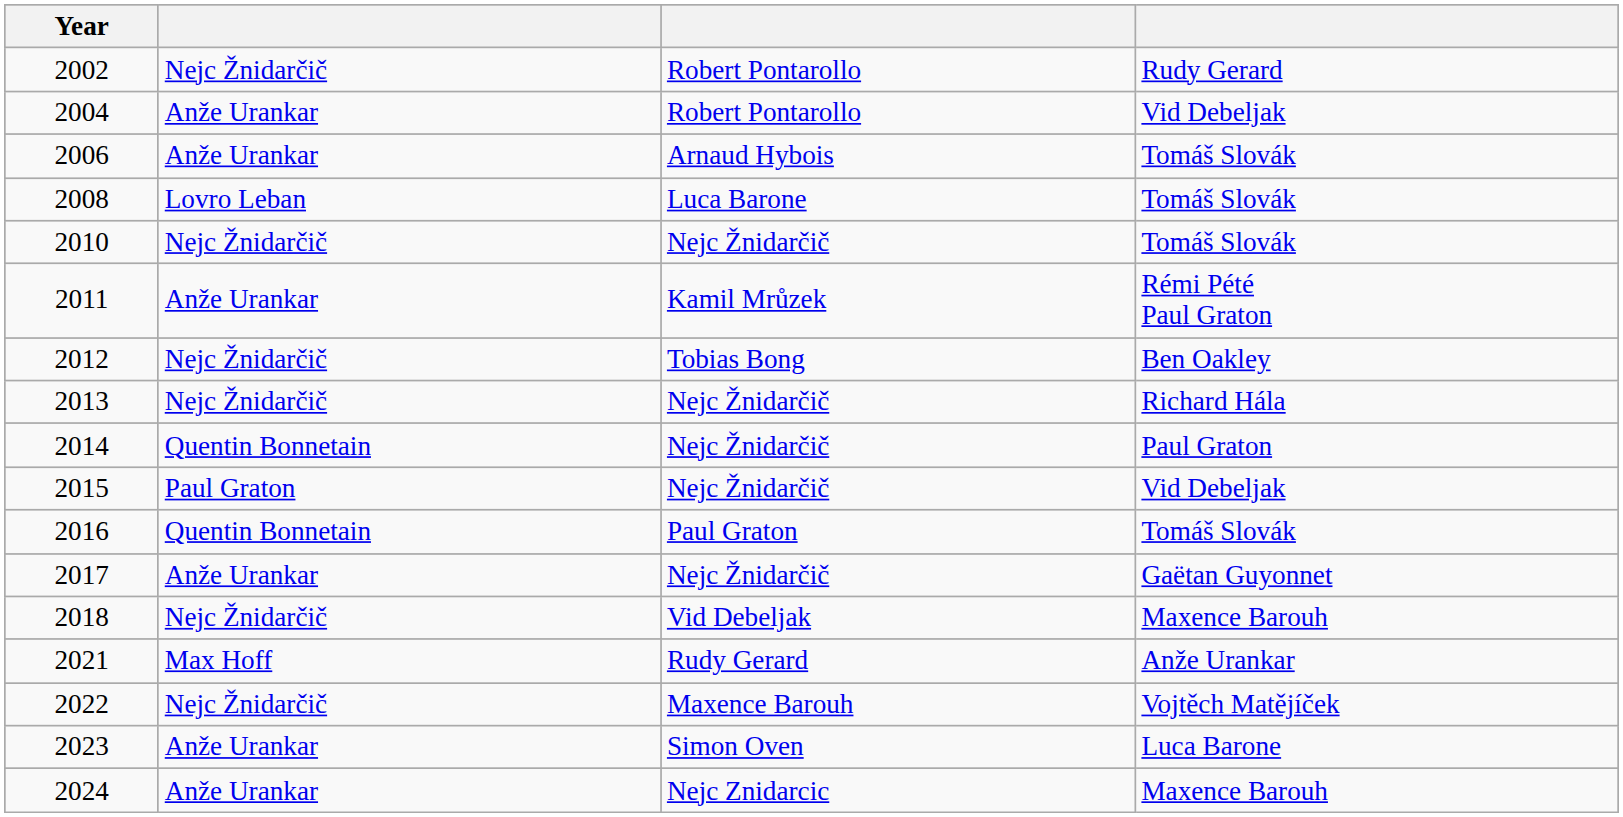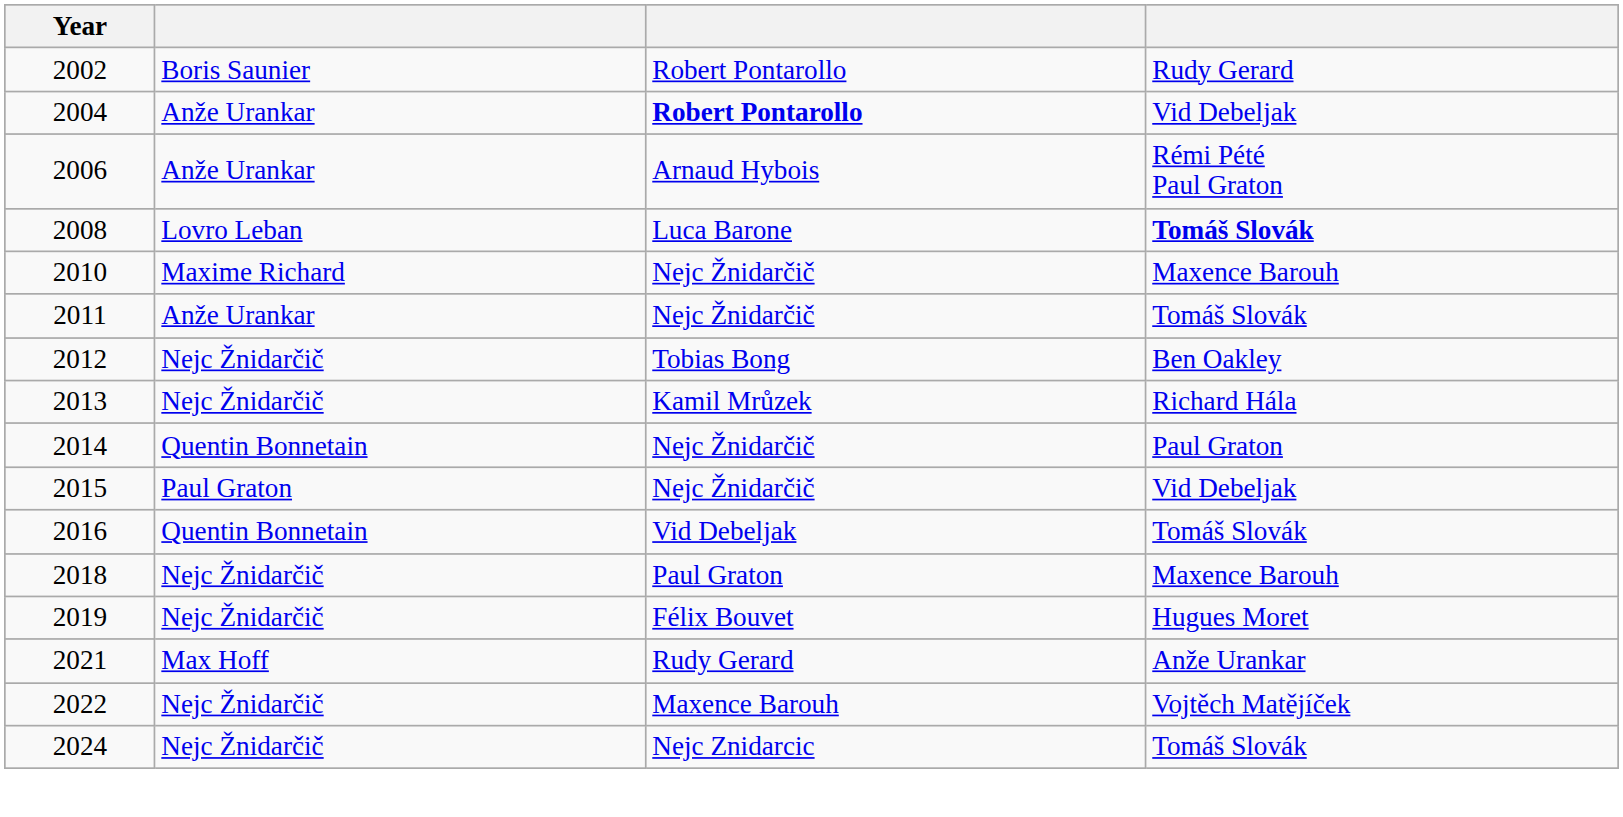(246, 69) Nejc Žnidarčič -> (236, 69) Boris Saunier
(764, 112) normal -> (757, 112) bold
(1219, 155) Tomáš Slovák -> (1218, 170) Rémi Pété Paul Graton
(1219, 198) normal -> (1233, 229) bold
(246, 241) Nejc Žnidarčič -> (253, 272) Maxime Richard
(1219, 241) Tomáš Slovák -> (1246, 272) Maxence Barouh
(747, 300) Kamil Mrůzek -> (733, 315) Nejc Žnidarčič
(1207, 300) Rémi Pété Paul Graton -> (1229, 315) Tomáš Slovák
(748, 401) Nejc Žnidarčič -> (732, 401) Kamil Mrůzek
(732, 531) Paul Graton -> (724, 531) Vid Debeljak
- row: (82, 574)
(739, 617) Vid Debeljak -> (718, 574) Paul Graton
+ row: (80, 617)
- row: (82, 746)
(241, 790) Anže Urankar -> (243, 746) Nejc Žnidarčič
(1235, 790) Maxence Barouh -> (1229, 746) Tomáš Slovák
